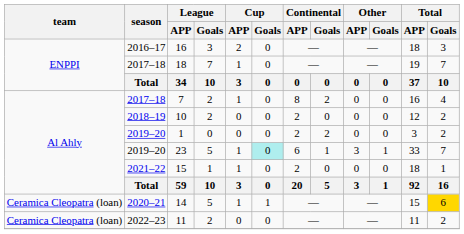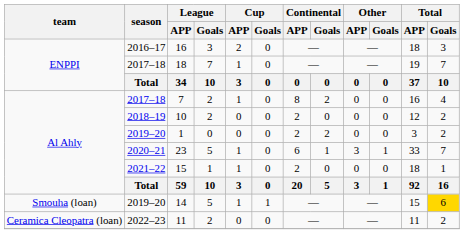(146, 151) 2019–20 -> (146, 151) 2020–21
(268, 151) paleturquoise background -> (268, 151) no background
(65, 202) Ceramica Cleopatra (loan) -> (65, 202) Smouha (loan)
(146, 202) 2020–21 -> (146, 202) 2019–20
